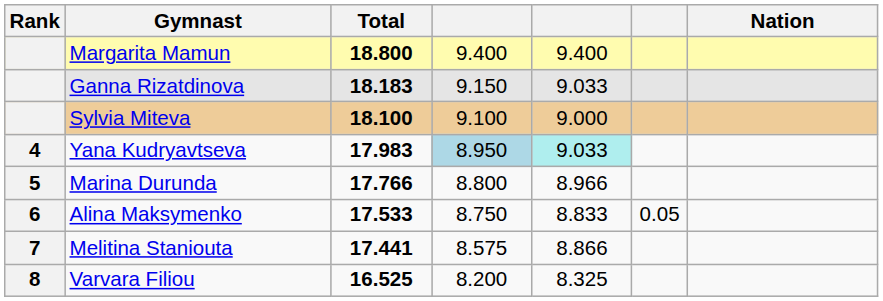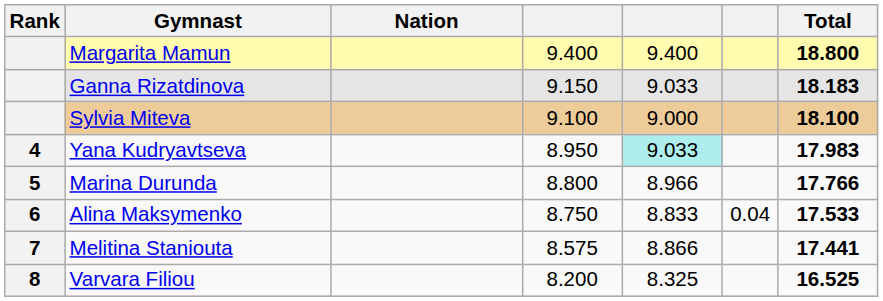columns swapped: (783, 21) <-> (381, 21)
(482, 150) lightblue background -> (572, 150) no background
(660, 215) 0.05 -> (750, 215) 0.04
